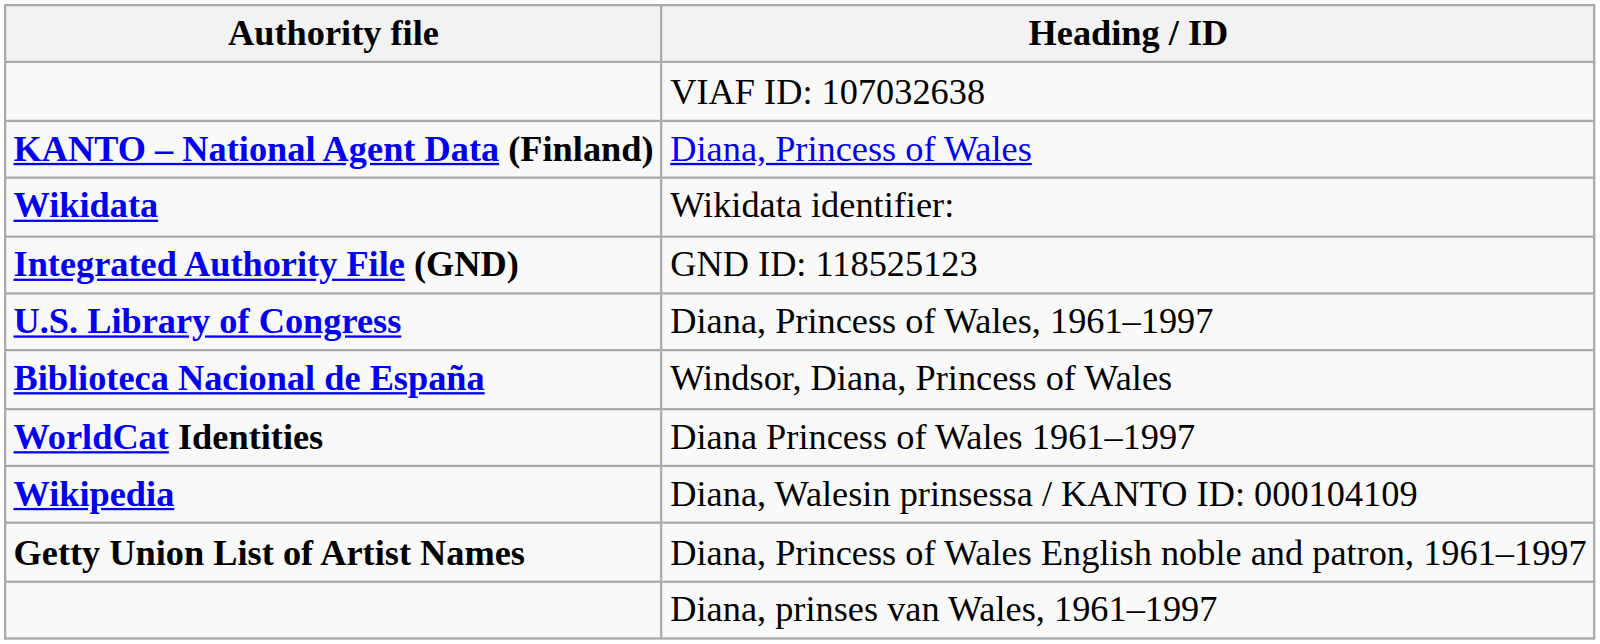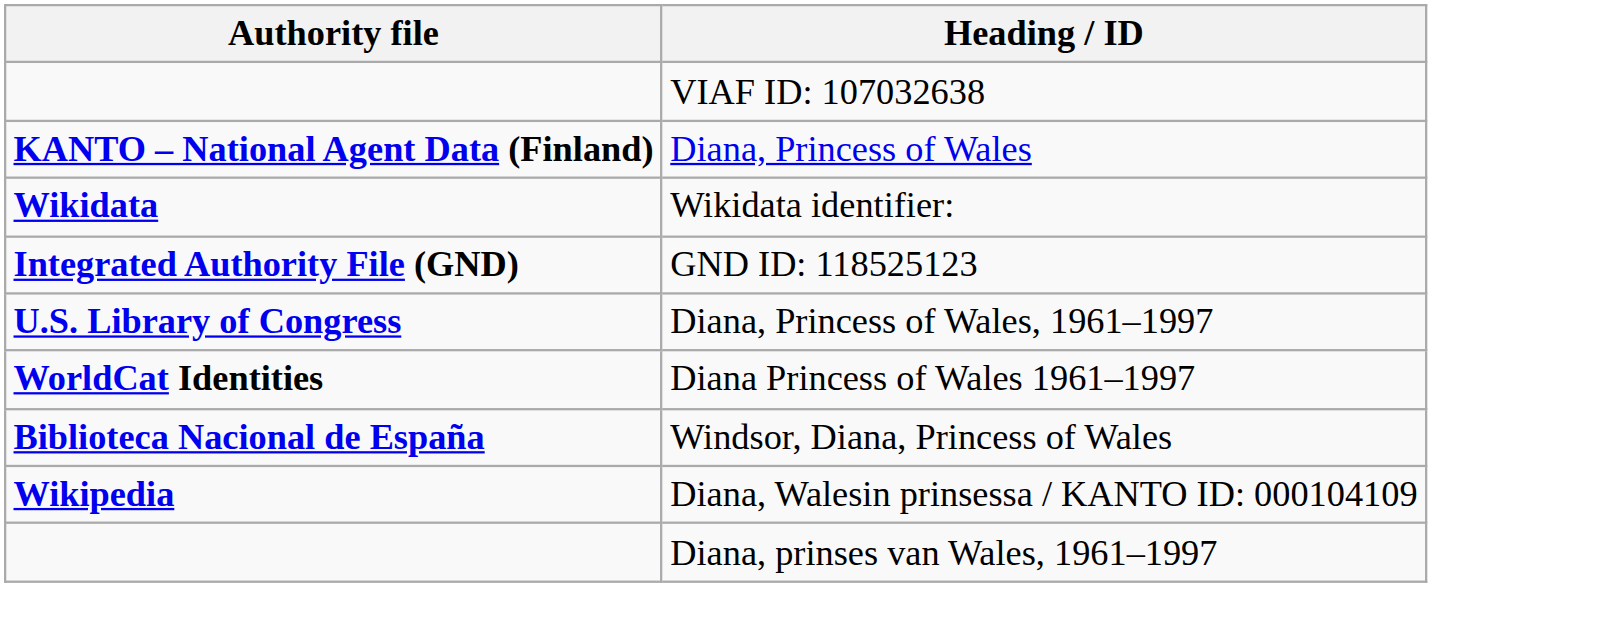rows swapped: (933, 436) <-> (921, 378)
- row: (1128, 551)
